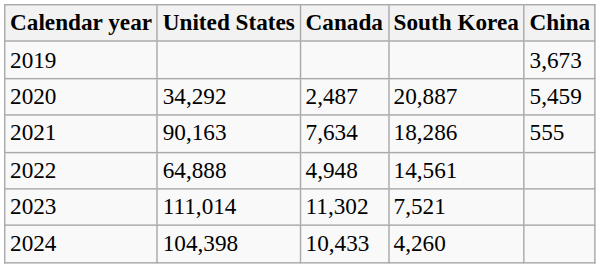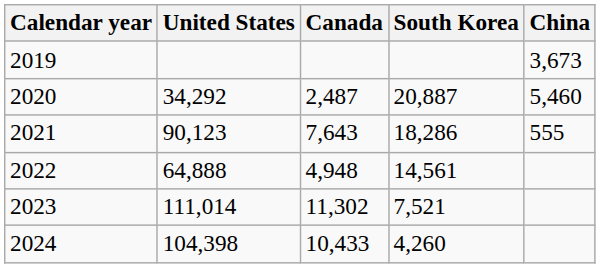(556, 96) 5,459 -> (556, 96) 5,460
(195, 133) 90,163 -> (195, 133) 90,123
(332, 133) 7,634 -> (332, 133) 7,643
